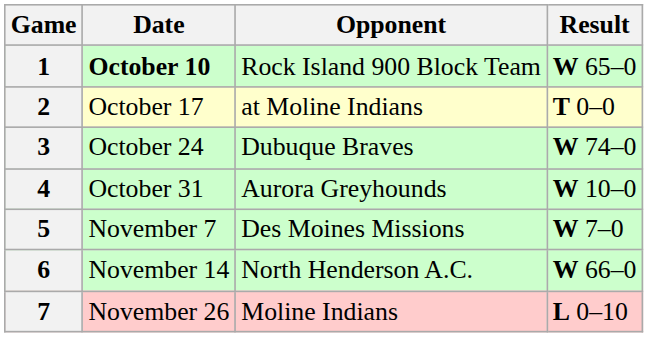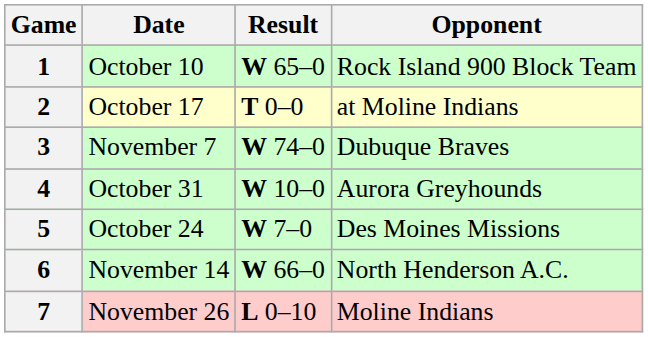columns swapped: (391, 24) <-> (595, 24)
(149, 65) bold -> (146, 65) normal
(146, 147) October 24 -> (152, 147) November 7
(152, 229) November 7 -> (146, 229) October 24
